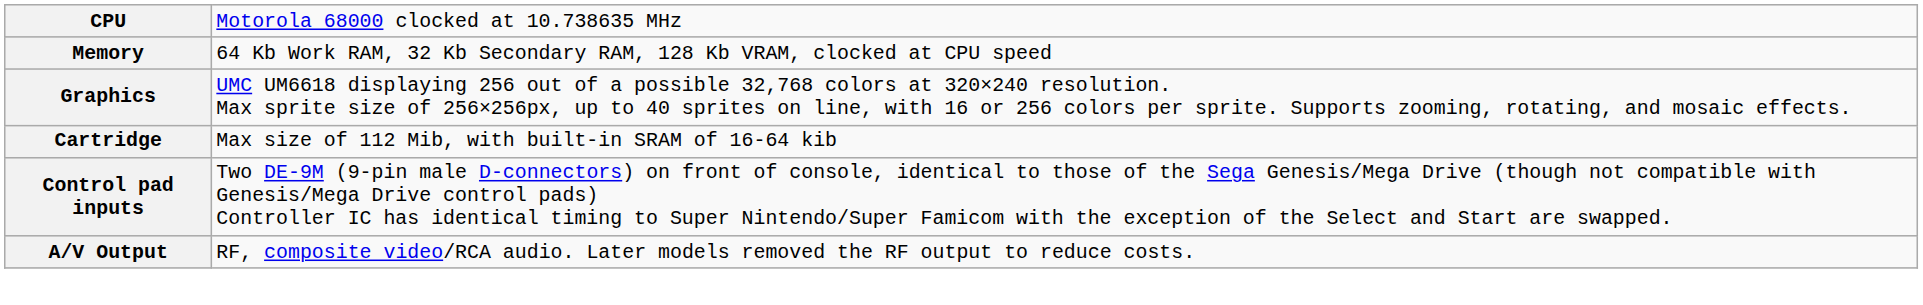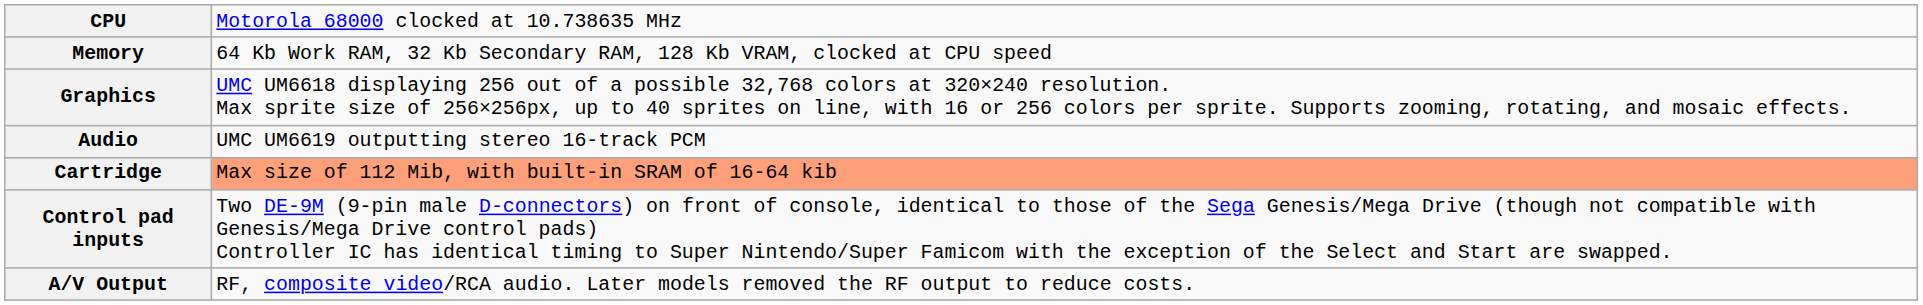+ row: (108, 141)
(527, 141) no background -> (527, 174) lightsalmon background
